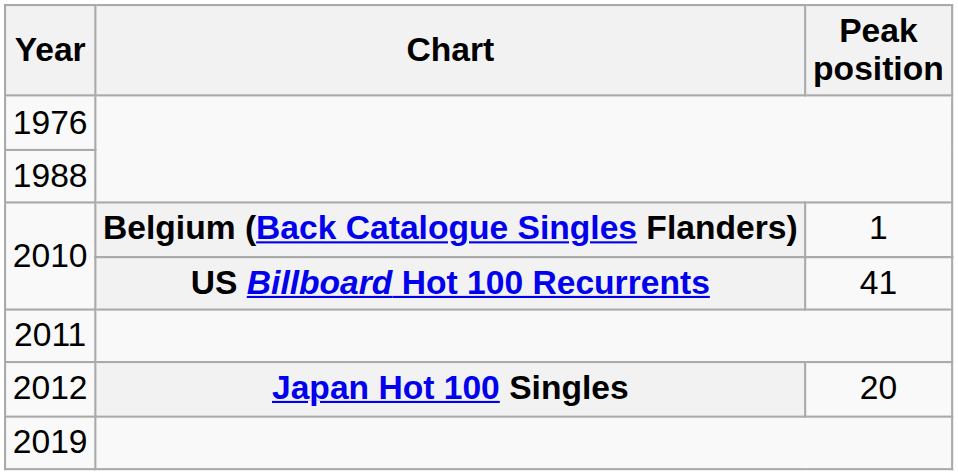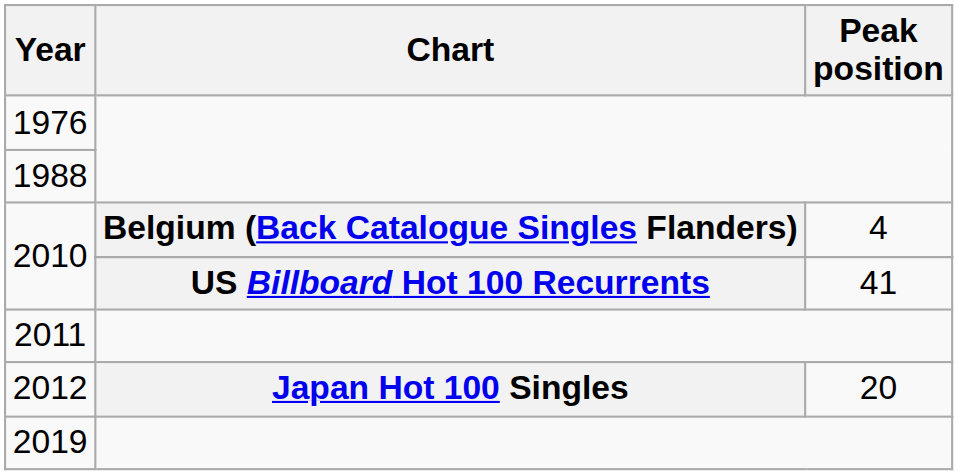(878, 228) 1 -> (878, 228) 4
